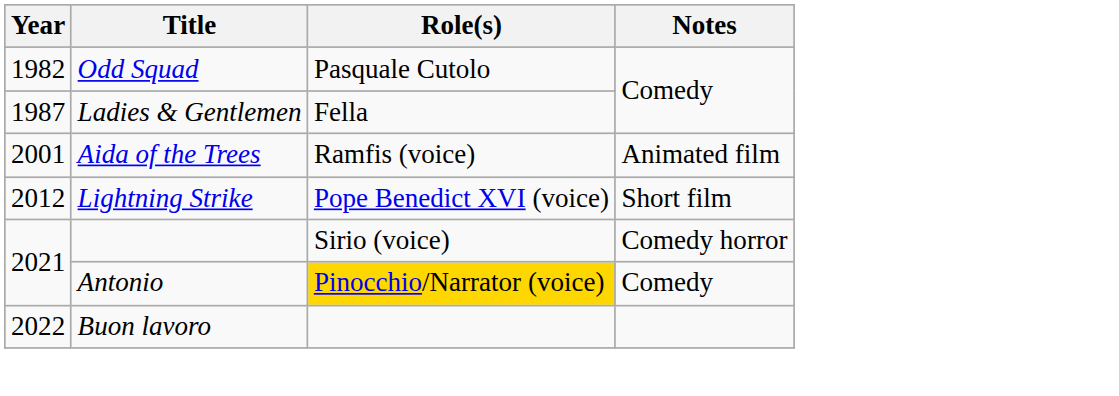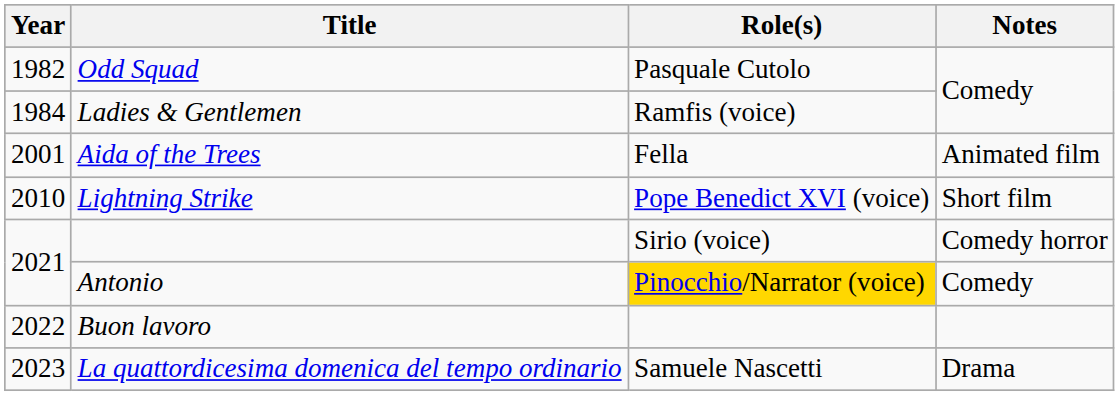(38, 111) 1987 -> (38, 111) 1984
(341, 111) Fella -> (715, 111) Ramfis (voice)
(395, 154) Ramfis (voice) -> (661, 154) Fella
(38, 197) 2012 -> (38, 197) 2010
+ row: (350, 369)
